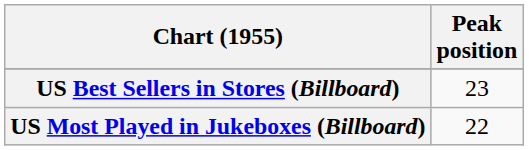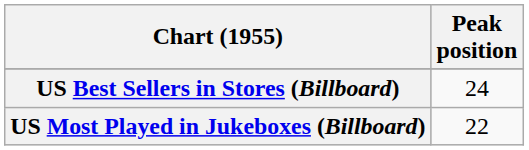(477, 88) 23 -> (477, 88) 24
